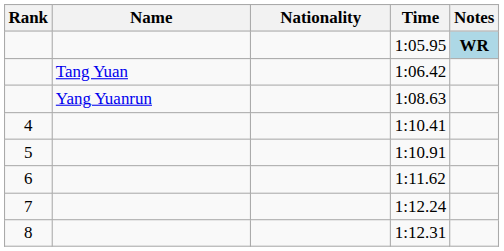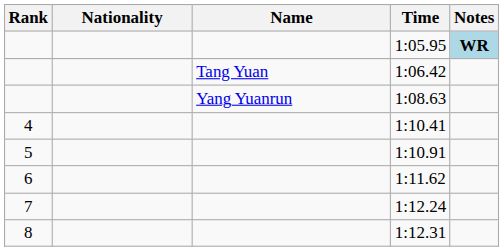columns swapped: (151, 17) <-> (321, 17)
